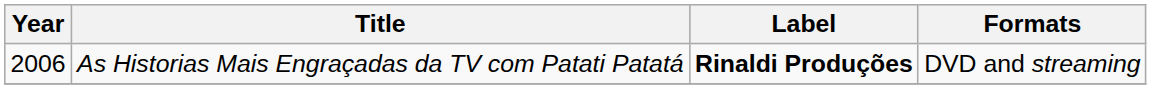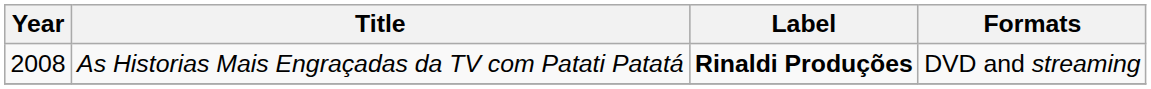(38, 63) 2006 -> (38, 63) 2008
